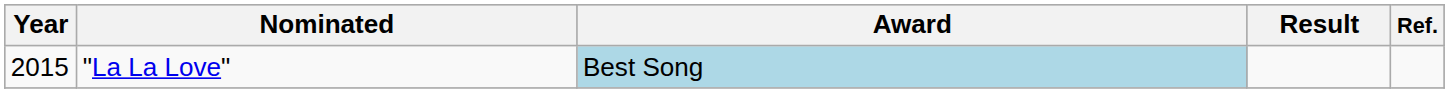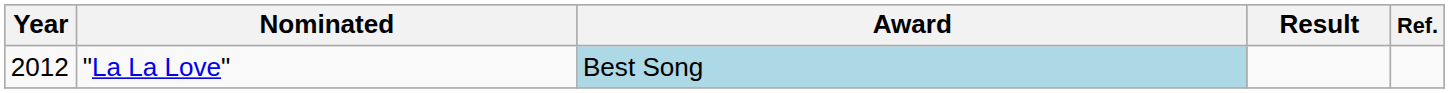(40, 66) 2015 -> (40, 66) 2012
